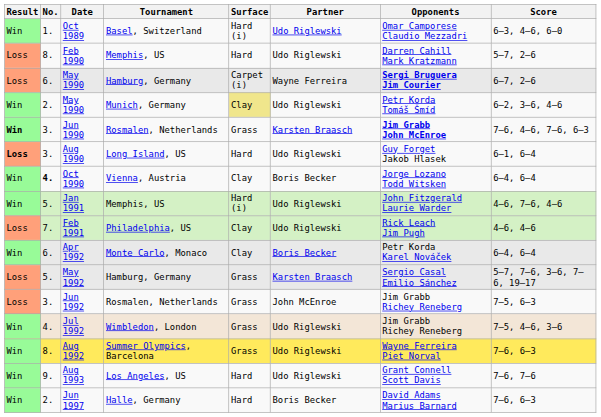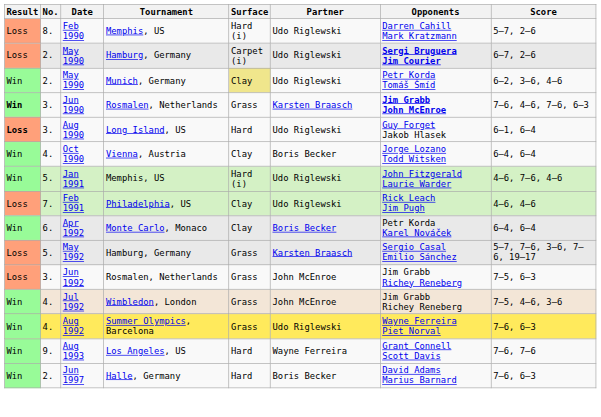- row: (73, 31)
(242, 56) Hard -> (242, 31) Hard (i)
(48, 80) 6. -> (48, 56) 2.
(310, 80) Wayne Ferreira -> (307, 56) Udo Riglewski
(48, 179) bold -> (48, 154) normal
(307, 326) Udo Riglewski -> (304, 302) John McEnroe
(48, 351) 8. -> (48, 326) 4.
(307, 376) Udo Riglewski -> (310, 351) Wayne Ferreira
